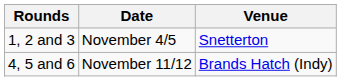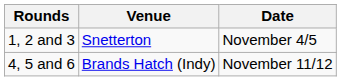columns swapped: (137, 16) <-> (266, 16)
